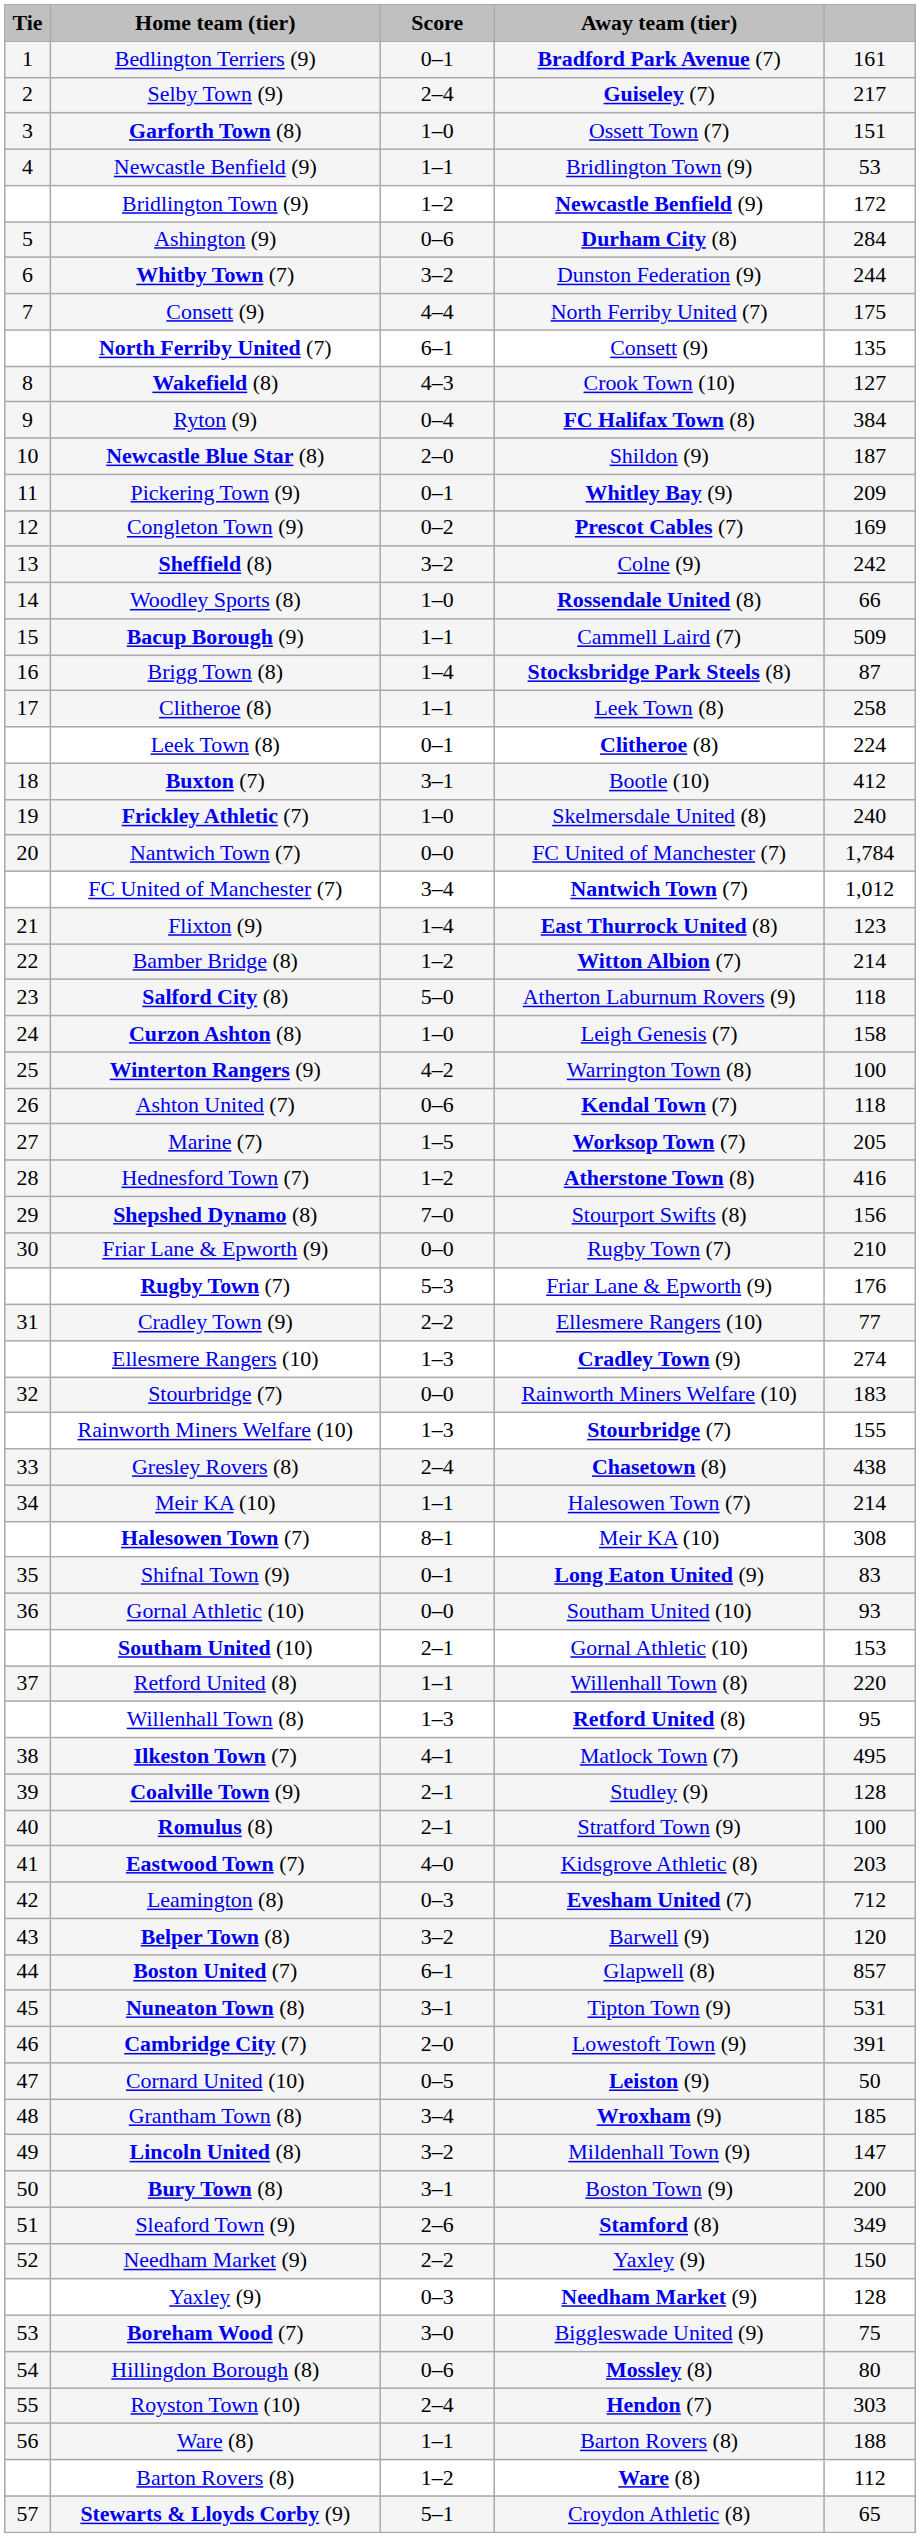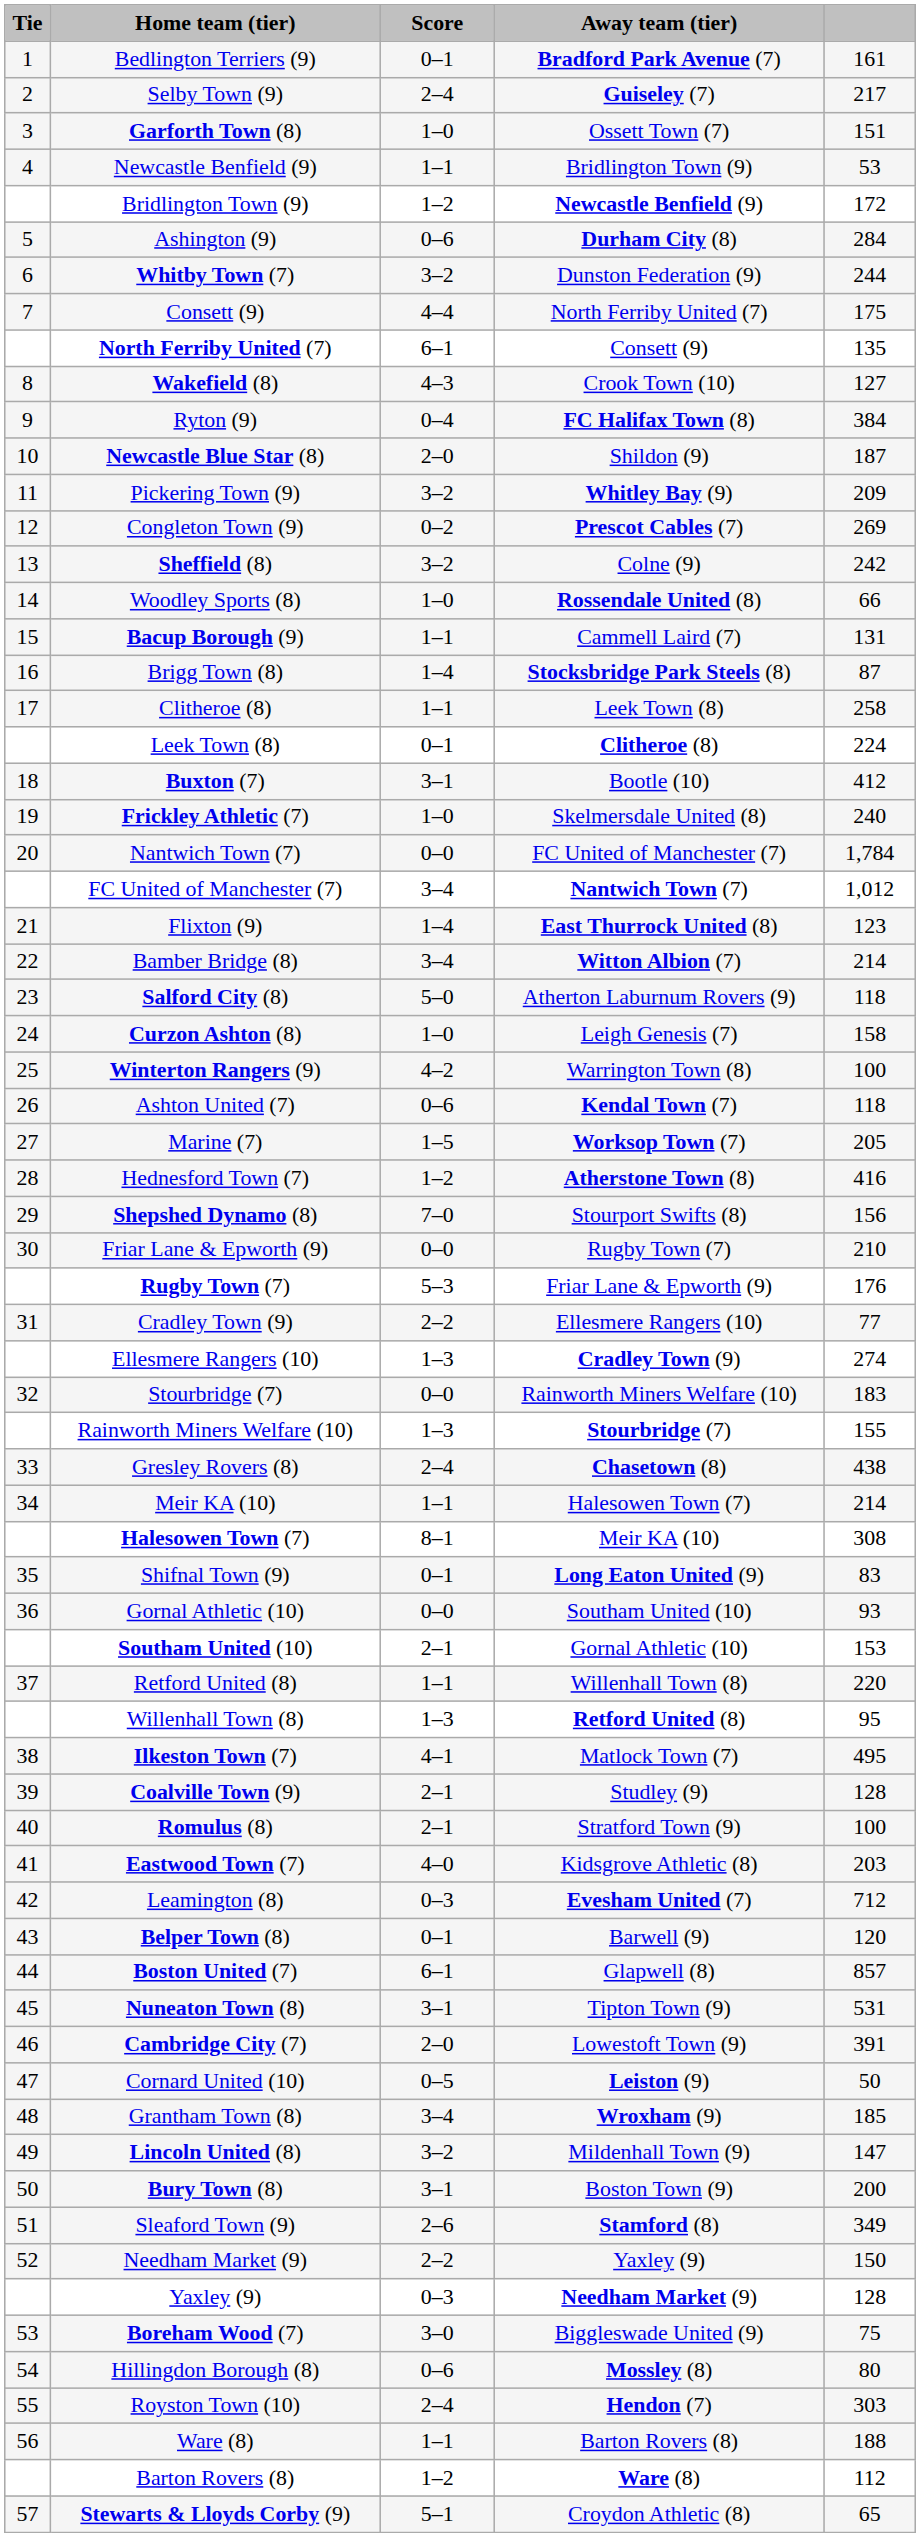(437, 492) 0–1 -> (437, 492) 3–2
(870, 528) 169 -> (870, 528) 269
(870, 636) 509 -> (870, 636) 131
(437, 961) 1–2 -> (437, 961) 3–4
(437, 1936) 3–2 -> (437, 1936) 0–1
